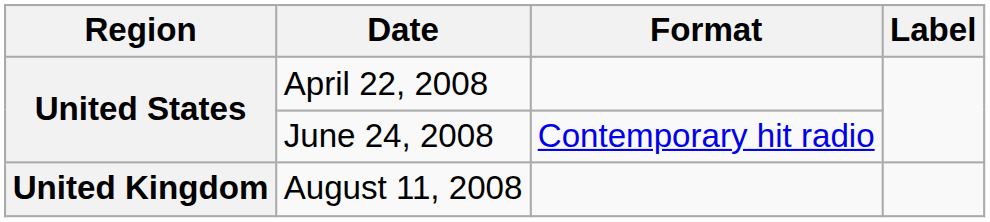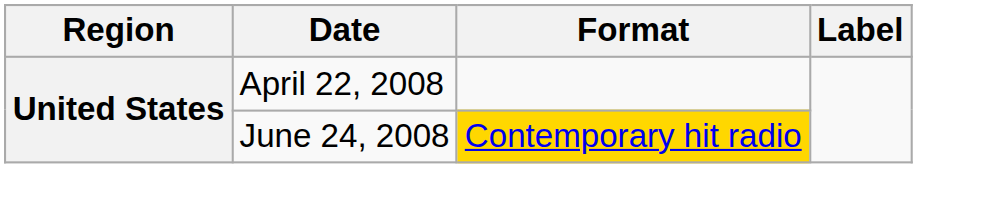(706, 135) no background -> (633, 135) gold background
- row: (403, 188)
